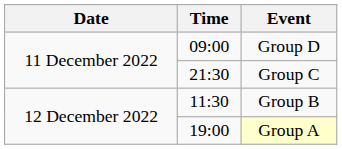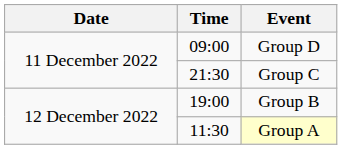(209, 102) 11:30 -> (209, 102) 19:00
(209, 130) 19:00 -> (209, 130) 11:30
